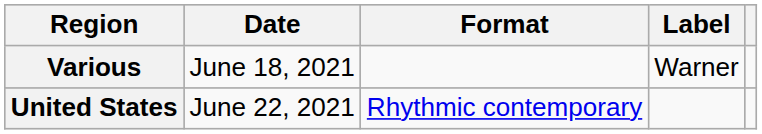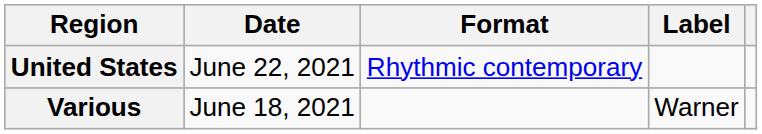rows swapped: (94, 66) <-> (94, 107)
